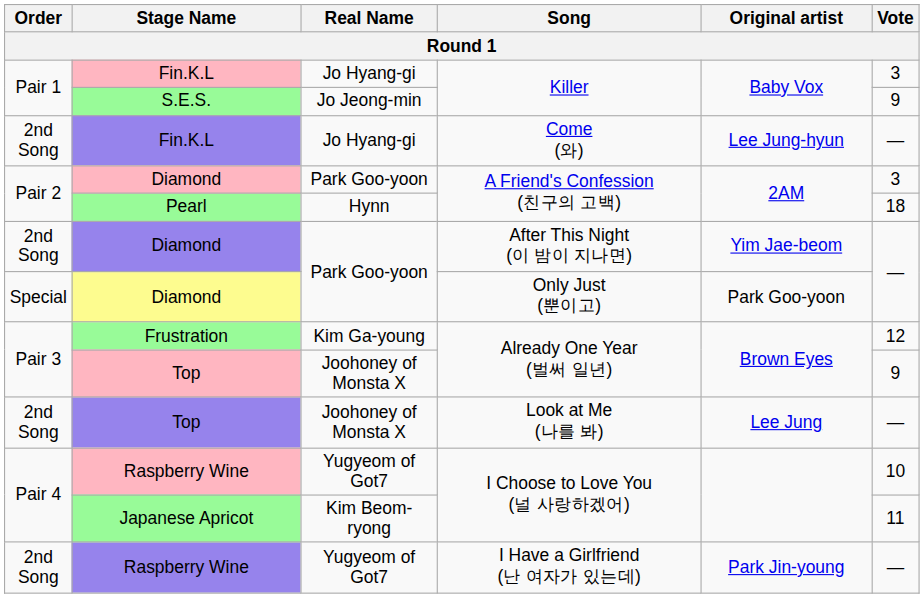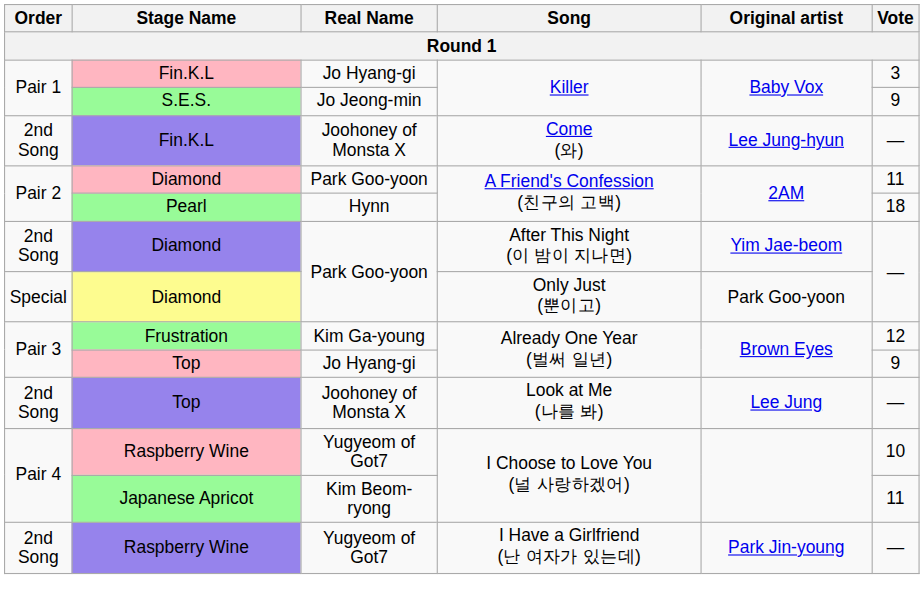(369, 140) Jo Hyang-gi -> (369, 140) Joohoney of Monsta X
(895, 179) 3 -> (895, 179) 11
(369, 373) Joohoney of Monsta X -> (369, 363) Jo Hyang-gi
